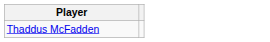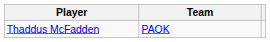+ column: (200, 12)
